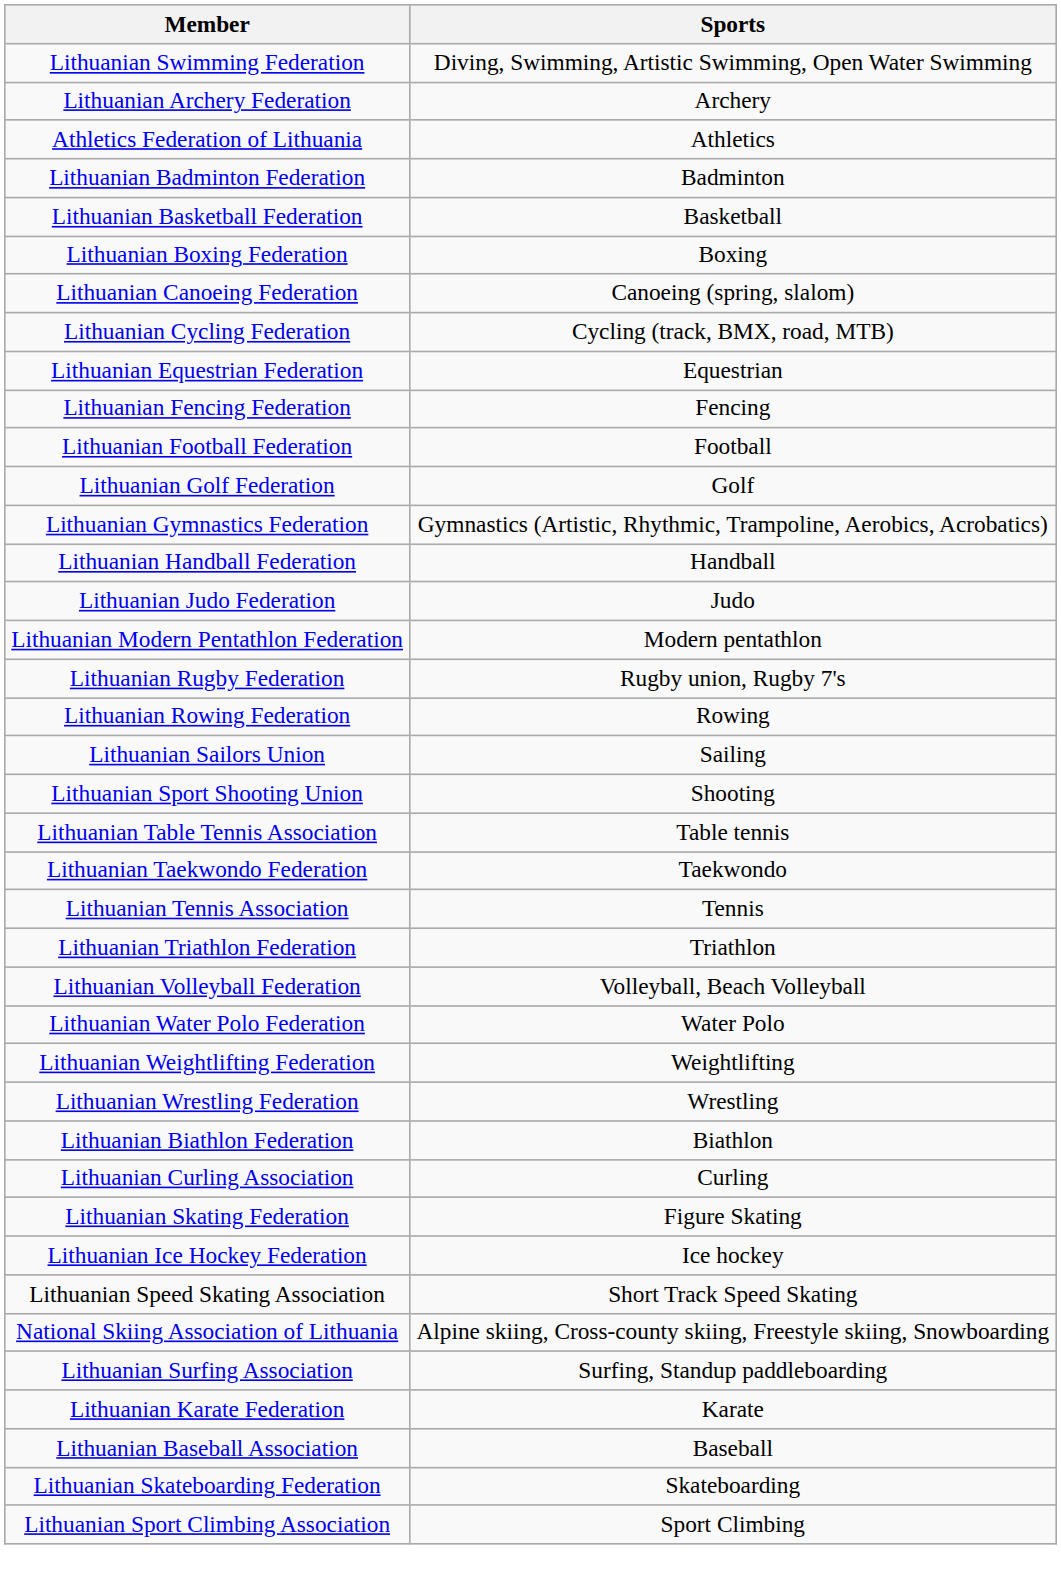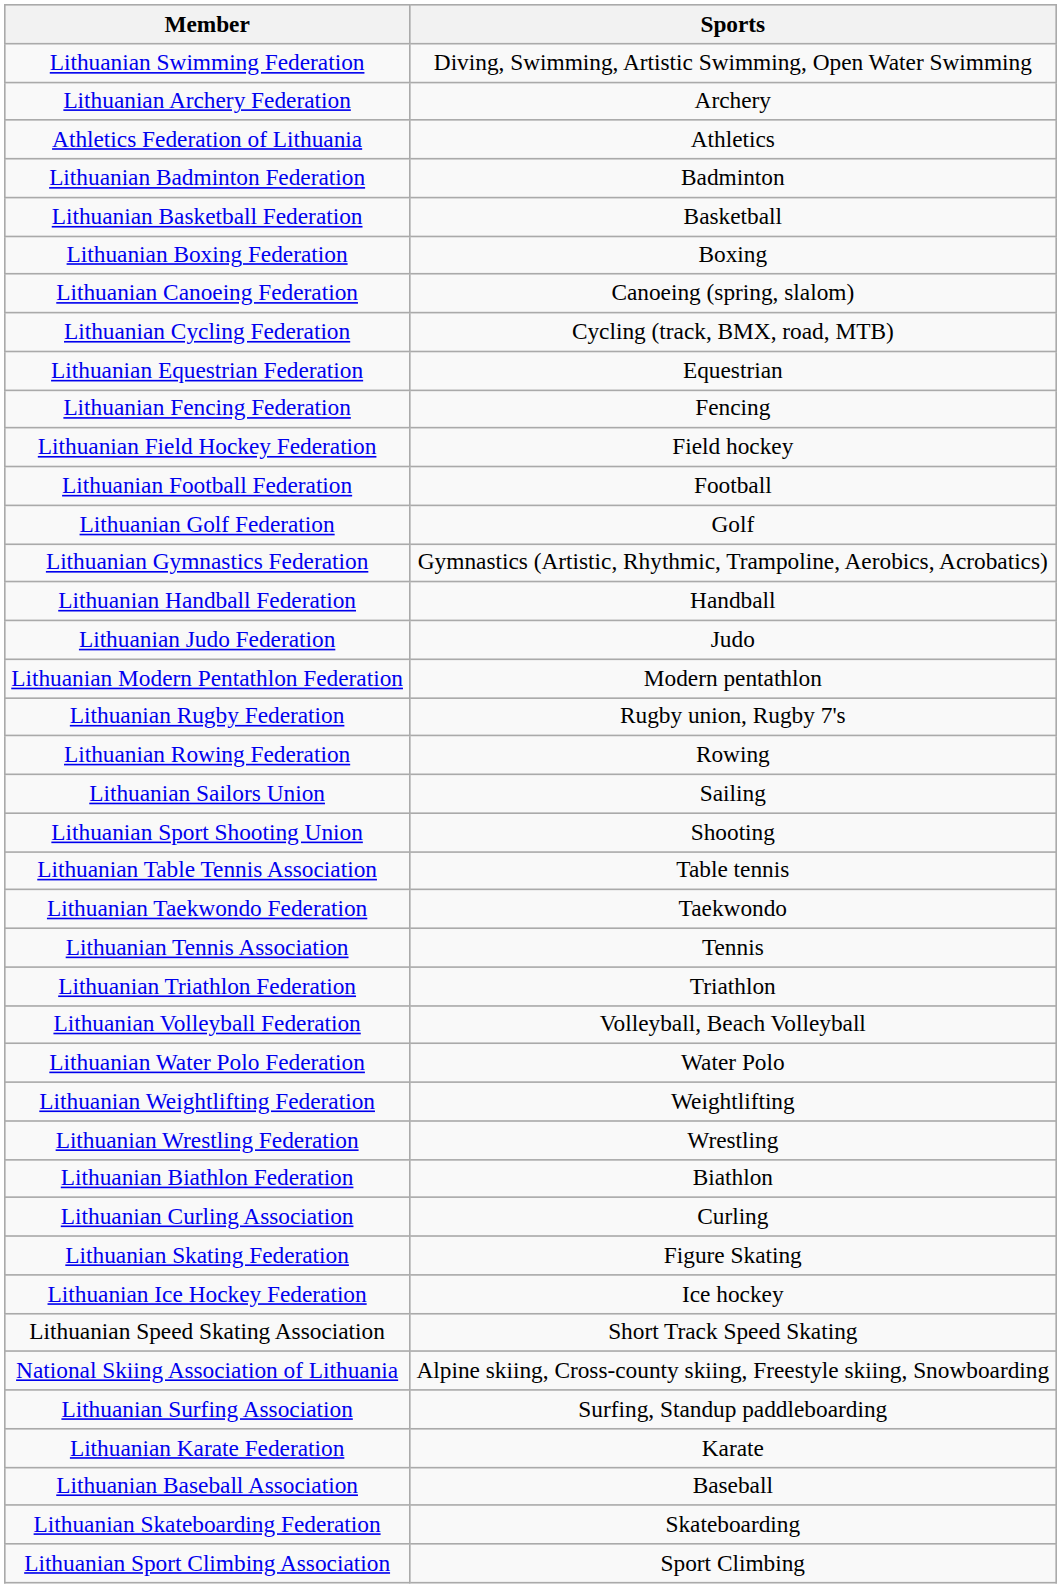+ row: (207, 447)
